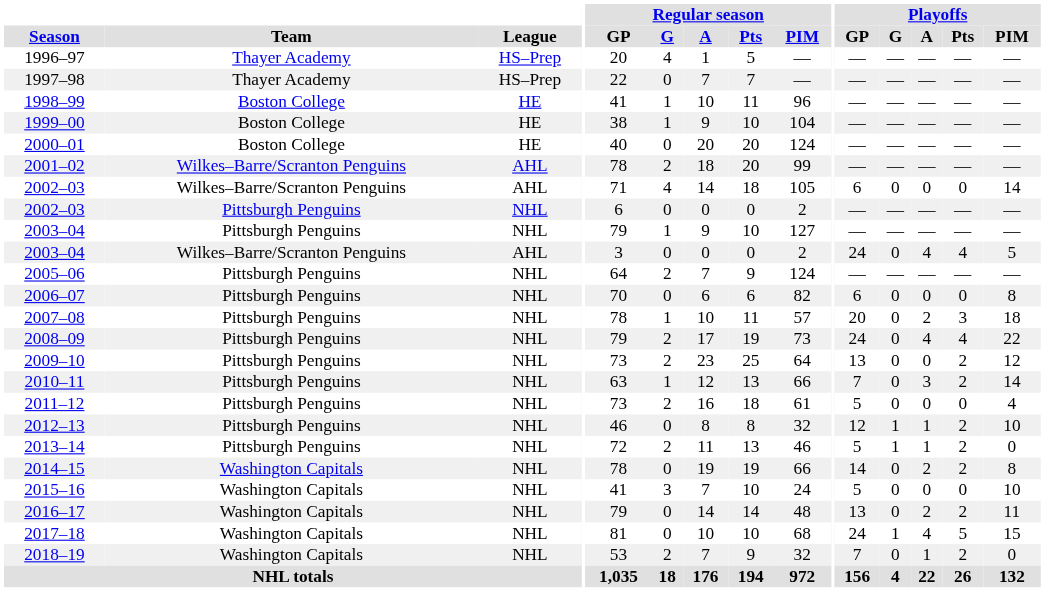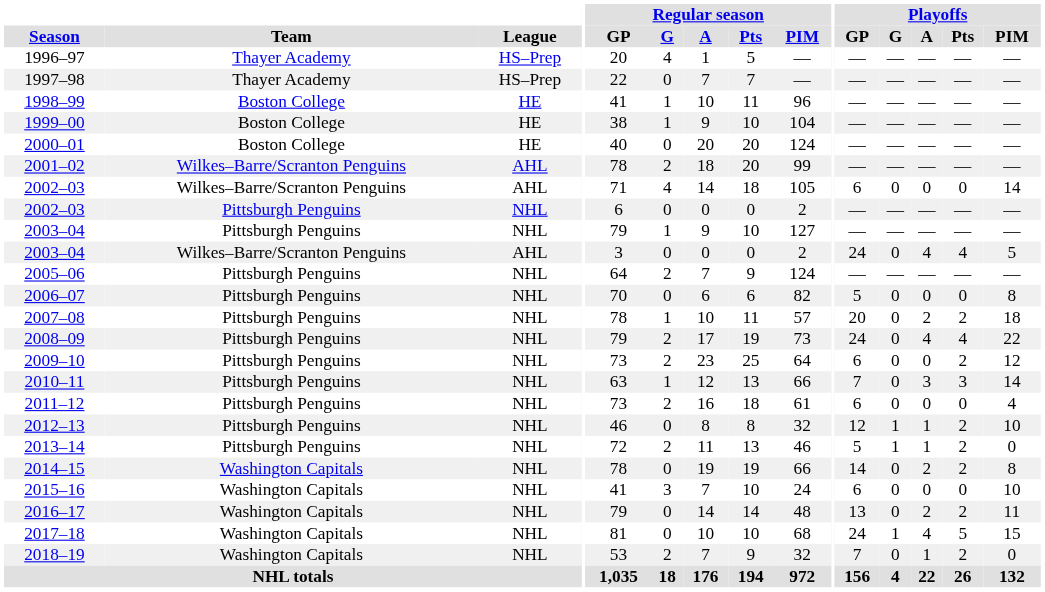(857, 295) 6 -> (857, 295) 5
(963, 317) 3 -> (963, 317) 2
(857, 360) 13 -> (857, 360) 6
(963, 381) 2 -> (963, 381) 3
(857, 403) 5 -> (857, 403) 6
(857, 489) 5 -> (857, 489) 6
